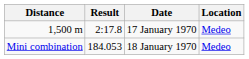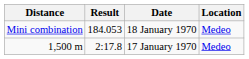rows swapped: (65, 29) <-> (45, 46)
